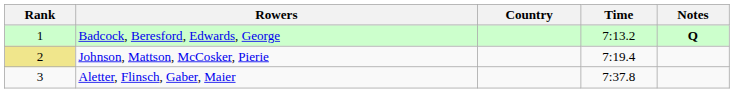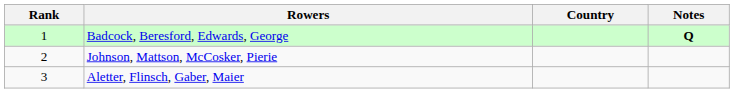- column: (619, 14)
(40, 56) khaki background -> (44, 56) no background
